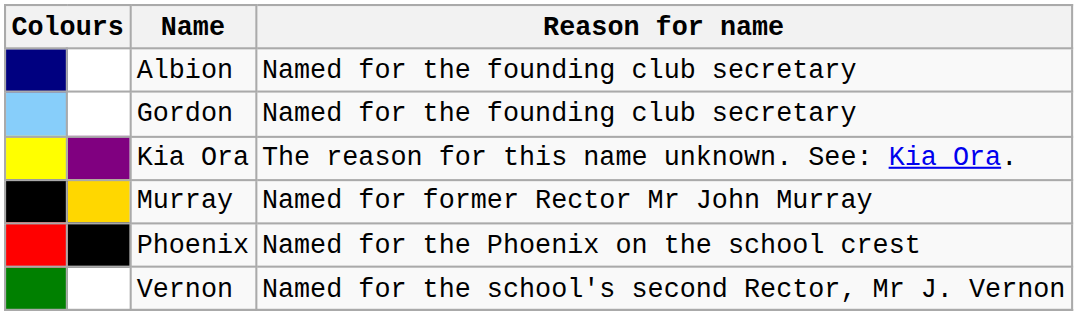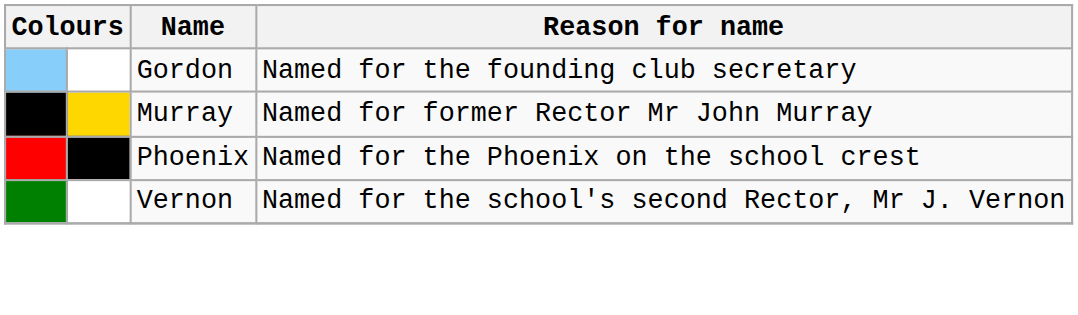- row: (185, 70)
- row: (193, 158)
